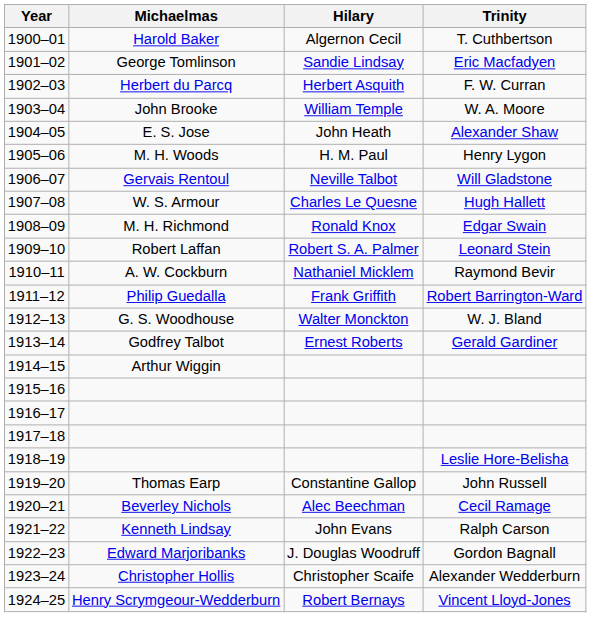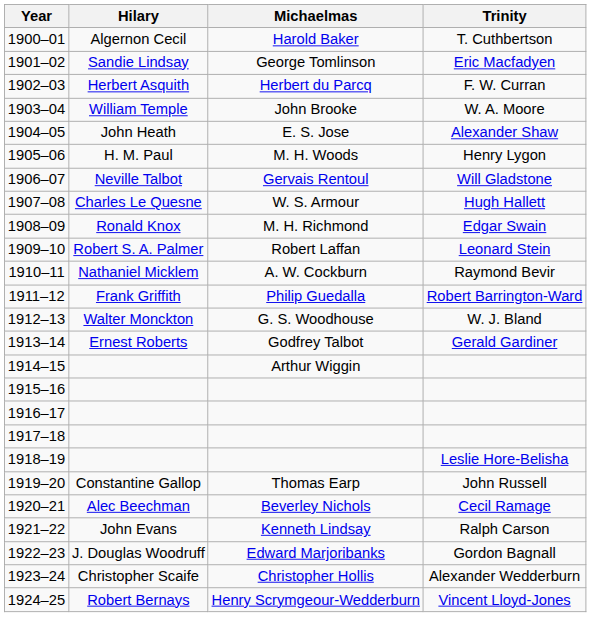columns swapped: (176, 16) <-> (353, 16)
